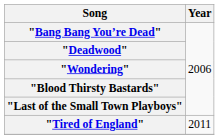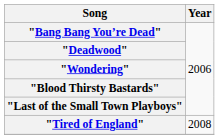(200, 124) 2011 -> (200, 124) 2008
